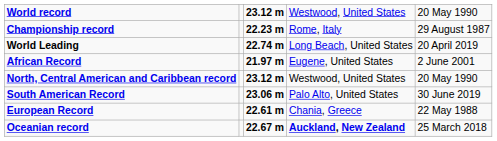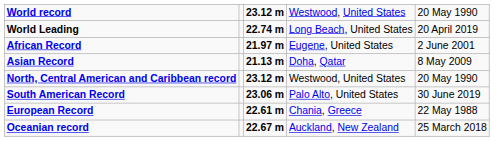- row: (60, 29)
+ row: (40, 62)
(347, 128) bold -> (344, 128) normal
